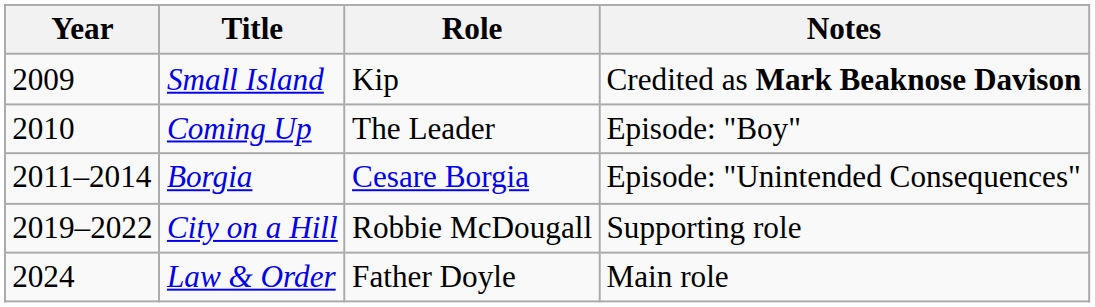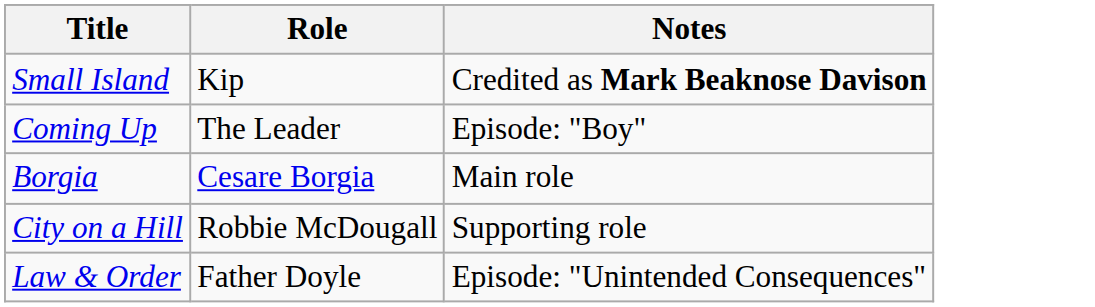- column: (82, 29)
(844, 177) Episode: "Unintended Consequences" -> (513, 177) Main role
(668, 276) Main role -> (689, 276) Episode: "Unintended Consequences"
